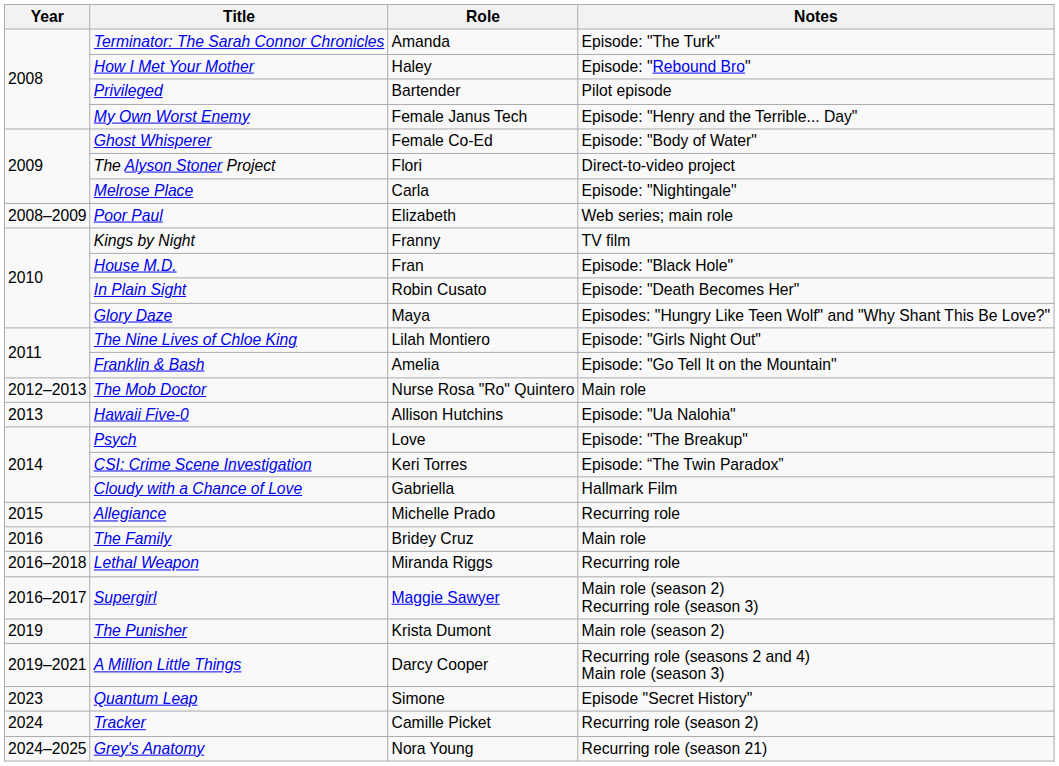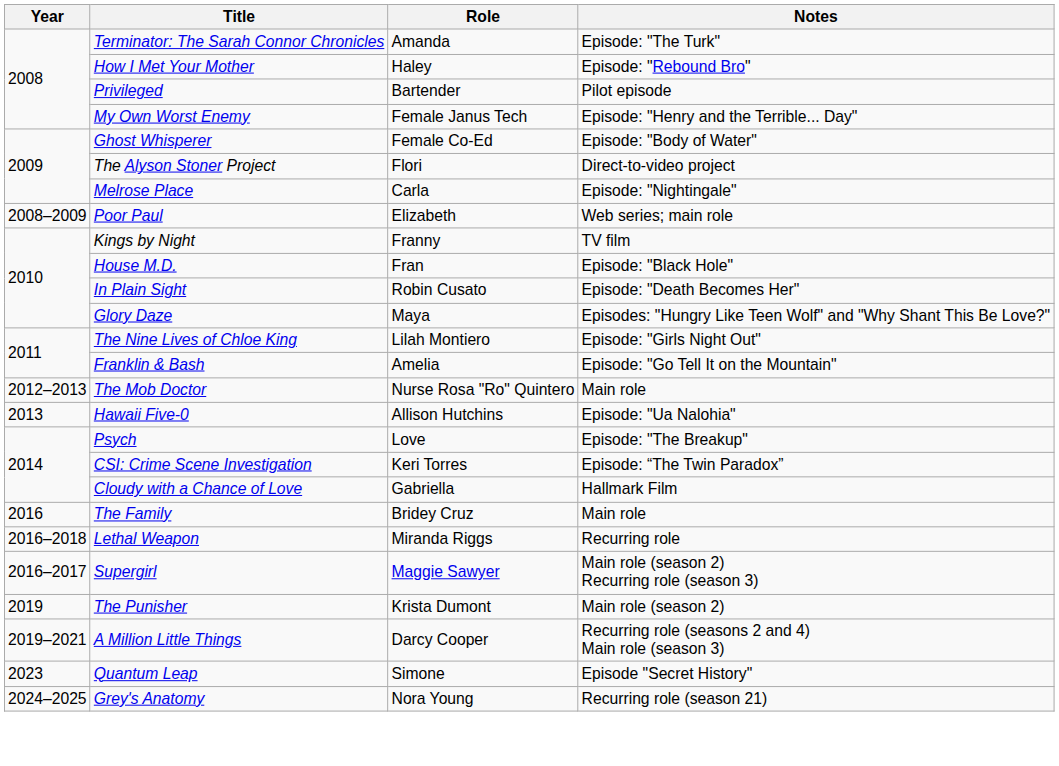- row: (130, 514)
- row: (120, 723)
